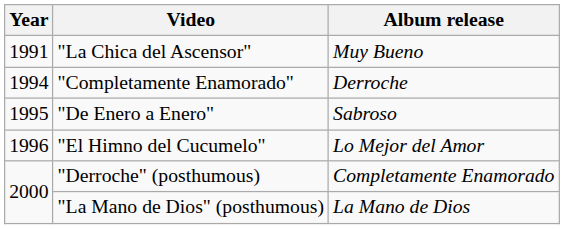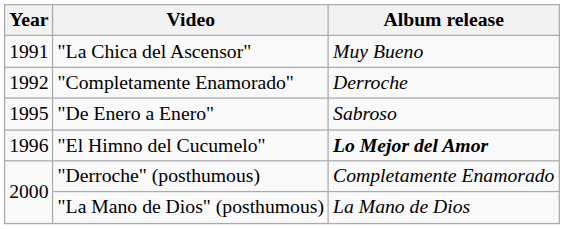(29, 82) 1994 -> (29, 82) 1992
(409, 144) normal -> (411, 144) bold
